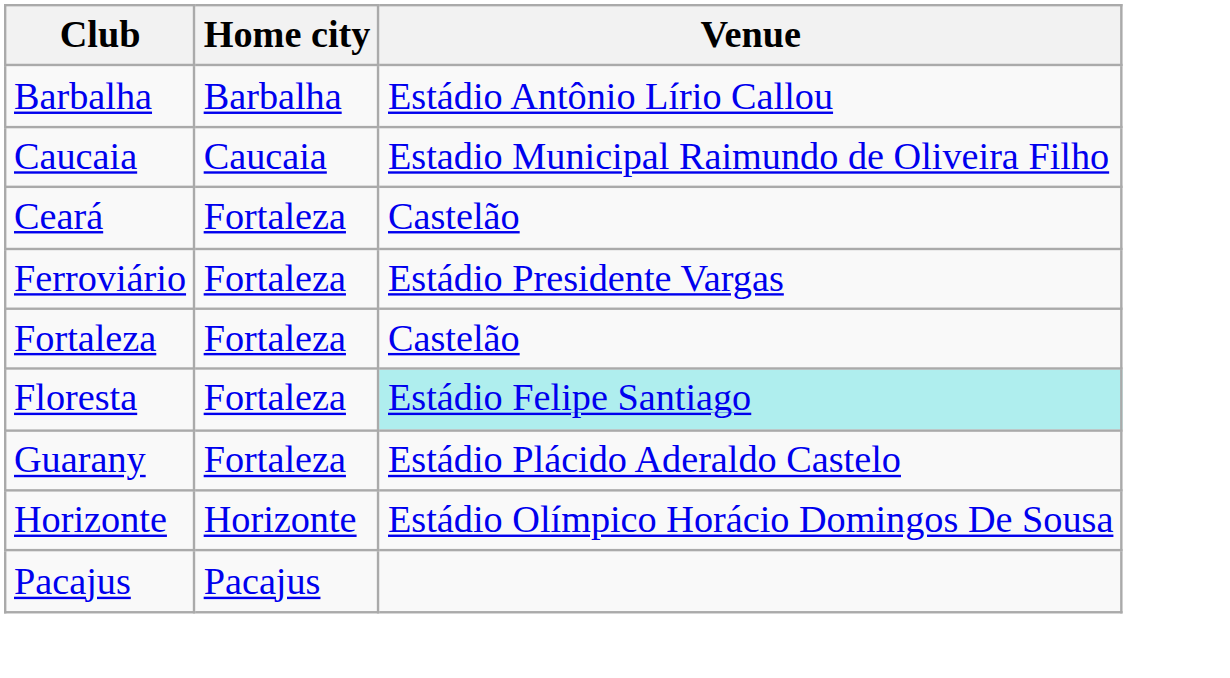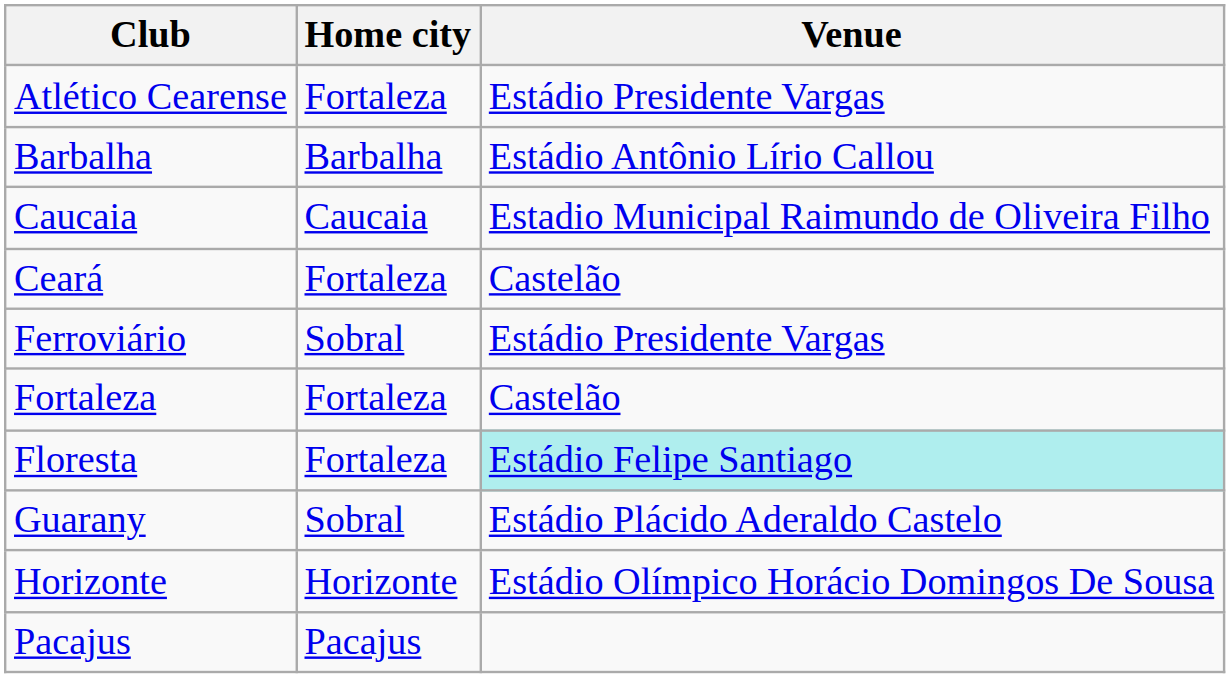+ row: (150, 95)
(275, 277) Fortaleza -> (354, 338) Sobral
(275, 459) Fortaleza -> (354, 519) Sobral
